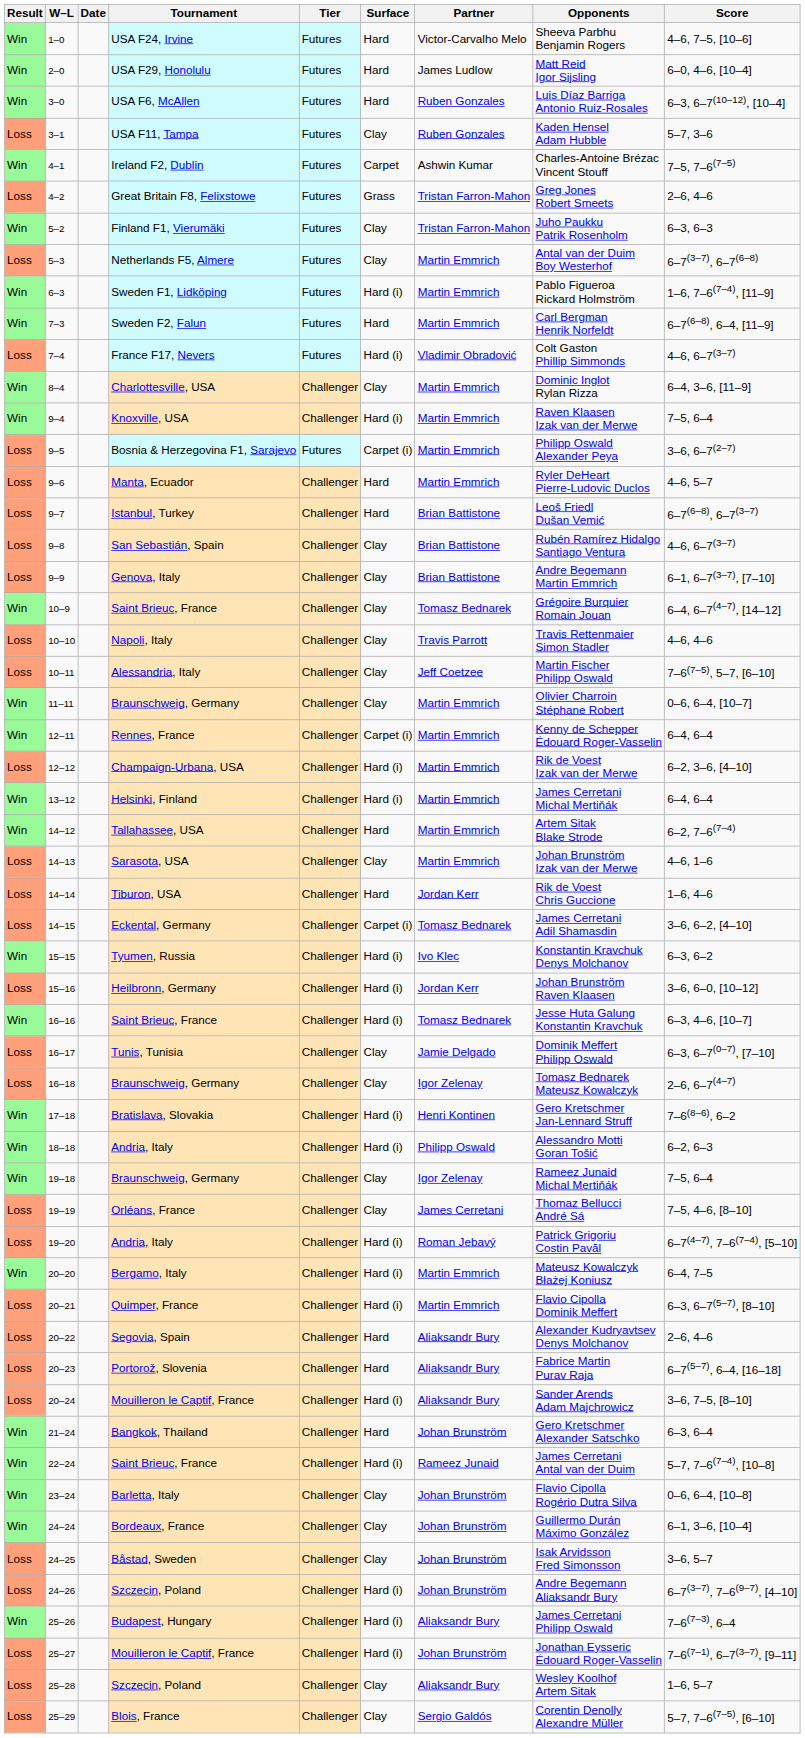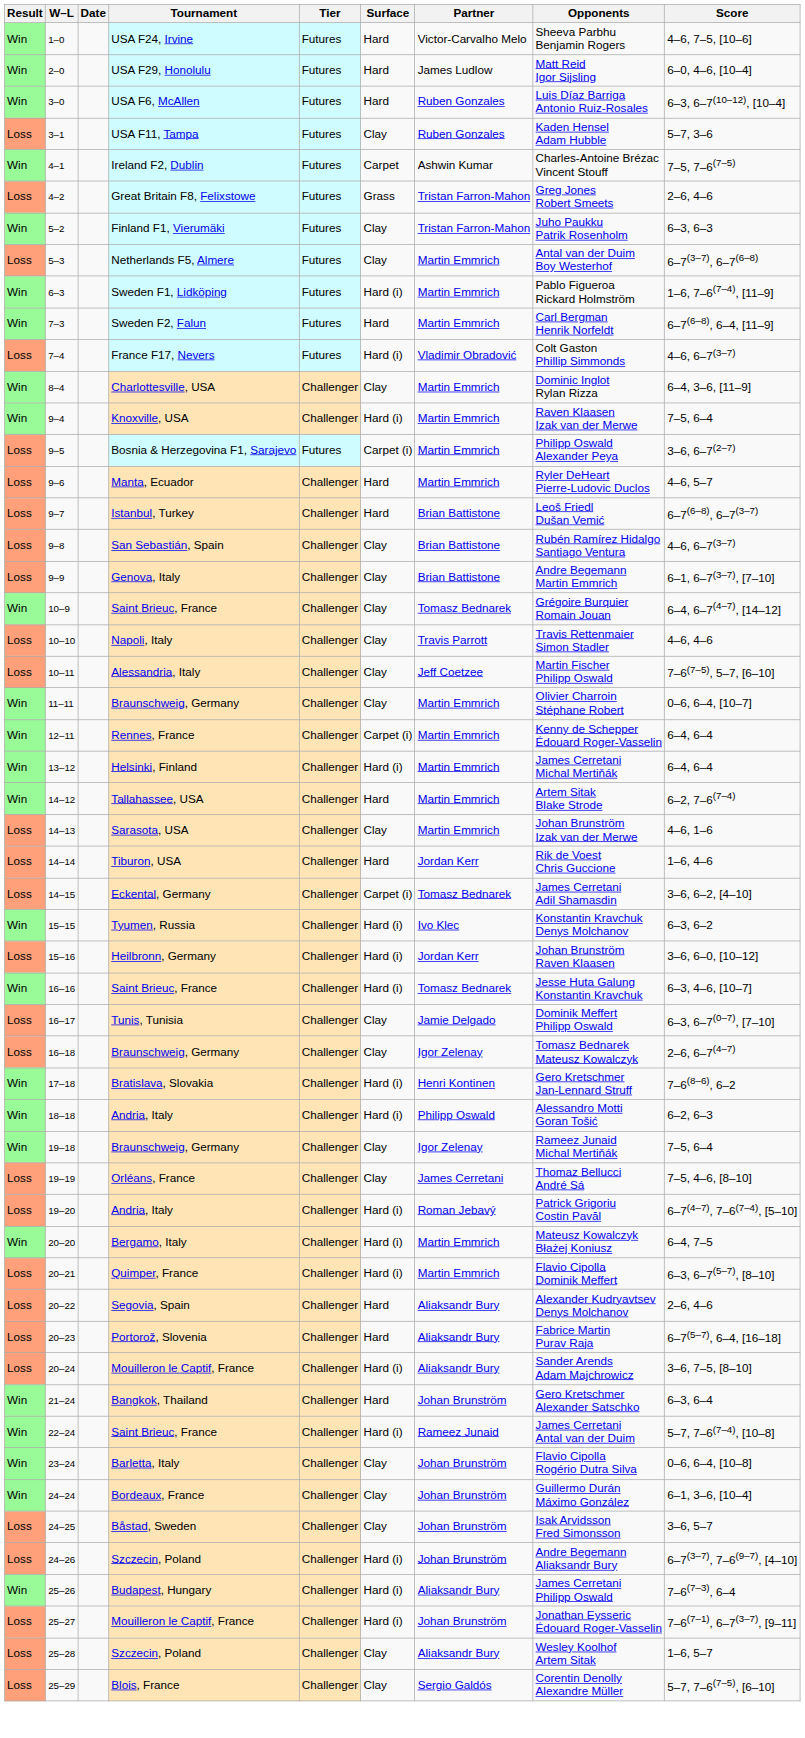- row: (62, 767)
